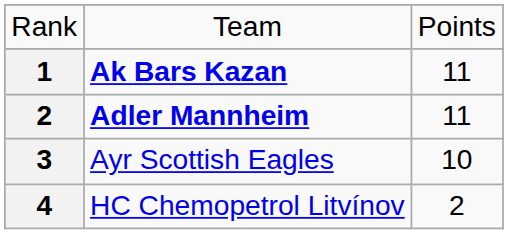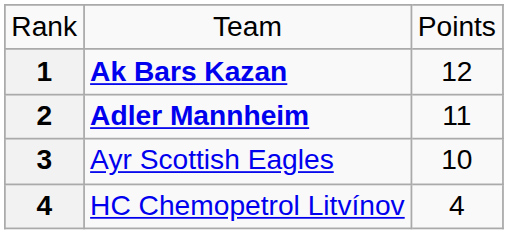(457, 71) 11 -> (457, 71) 12
(457, 205) 2 -> (457, 205) 4
